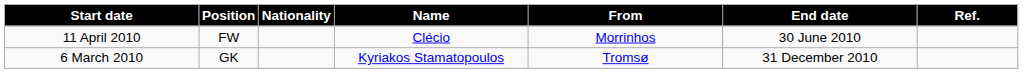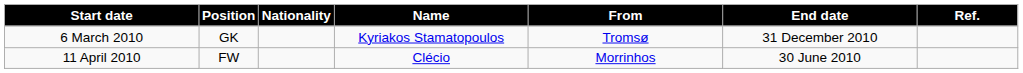rows swapped: (102, 58) <-> (102, 37)
